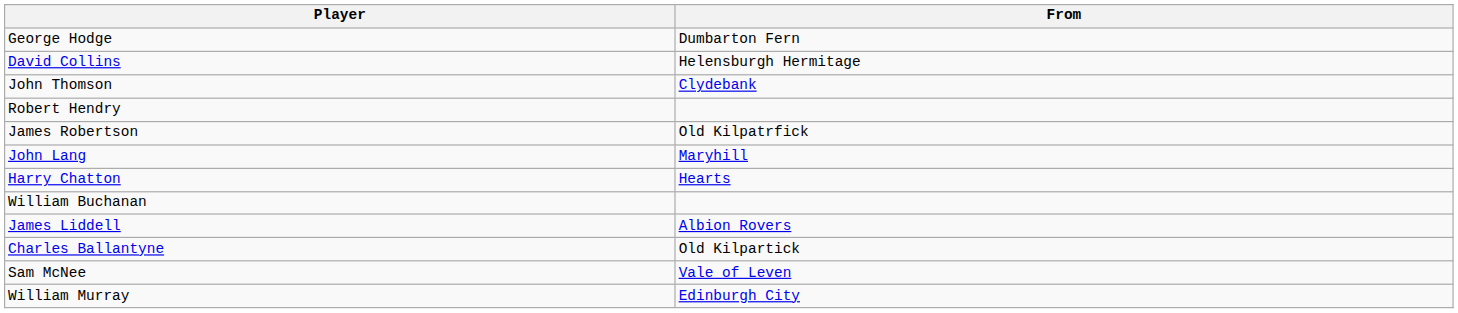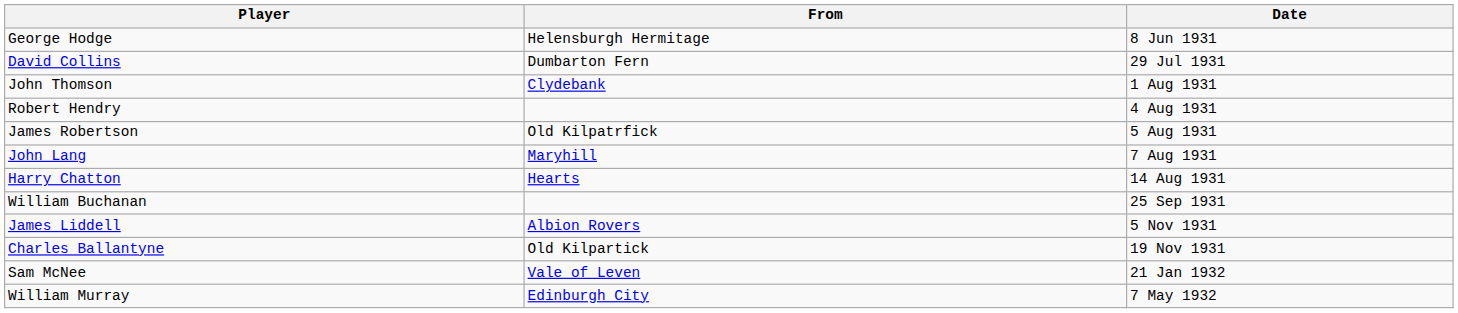+ column: (1290, 17)
(739, 40) Dumbarton Fern -> (619, 40) Helensburgh Hermitage
(770, 63) Helensburgh Hermitage -> (588, 63) Dumbarton Fern
